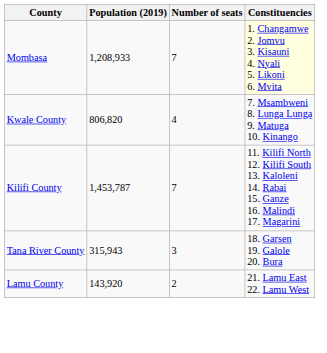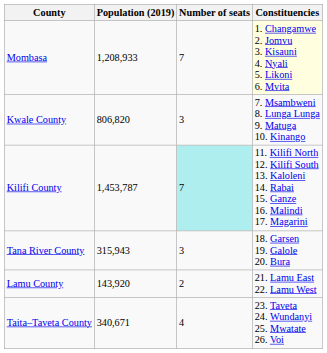(174, 119) 4 -> (182, 119) 3
(174, 188) no background -> (182, 188) paleturquoise background
+ row: (49, 323)
